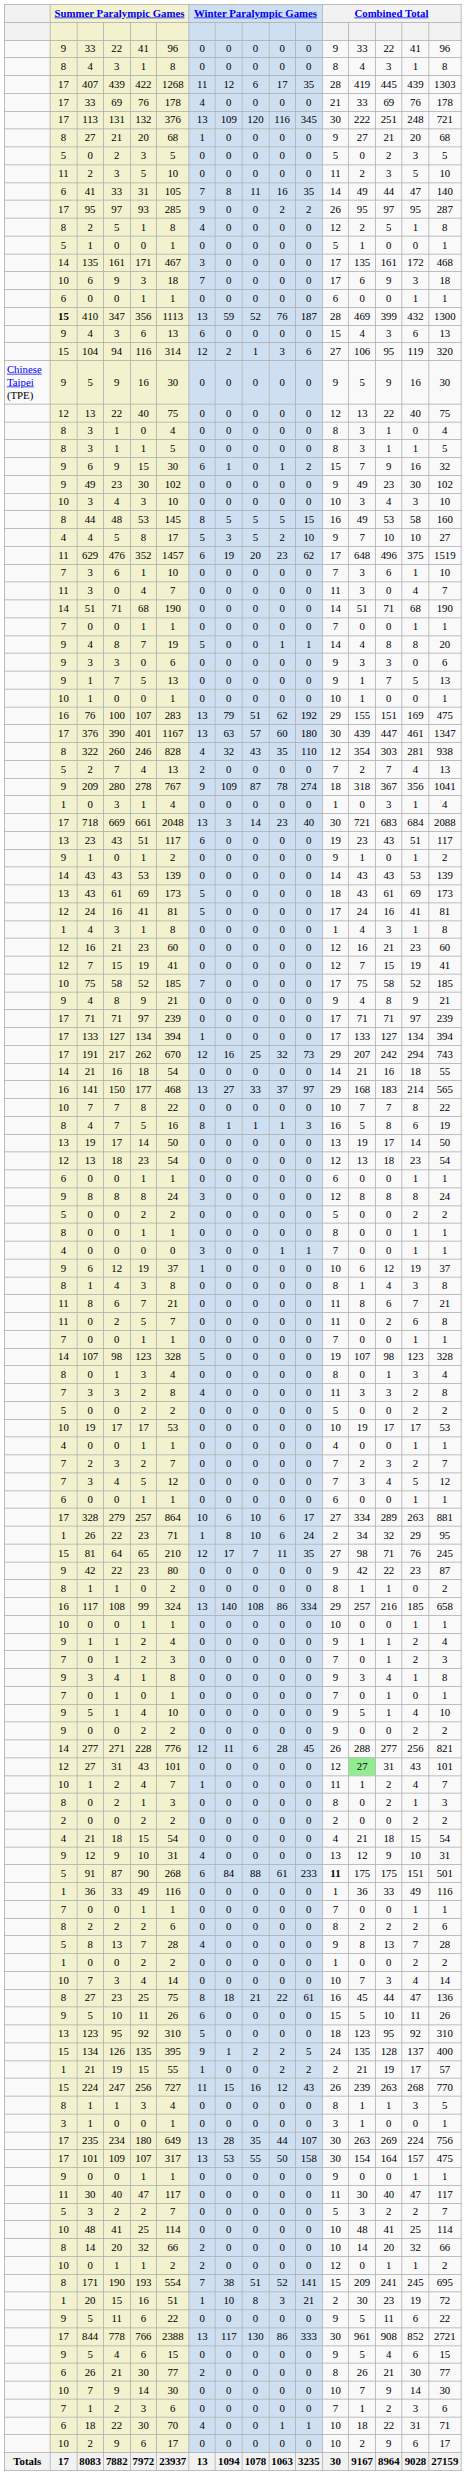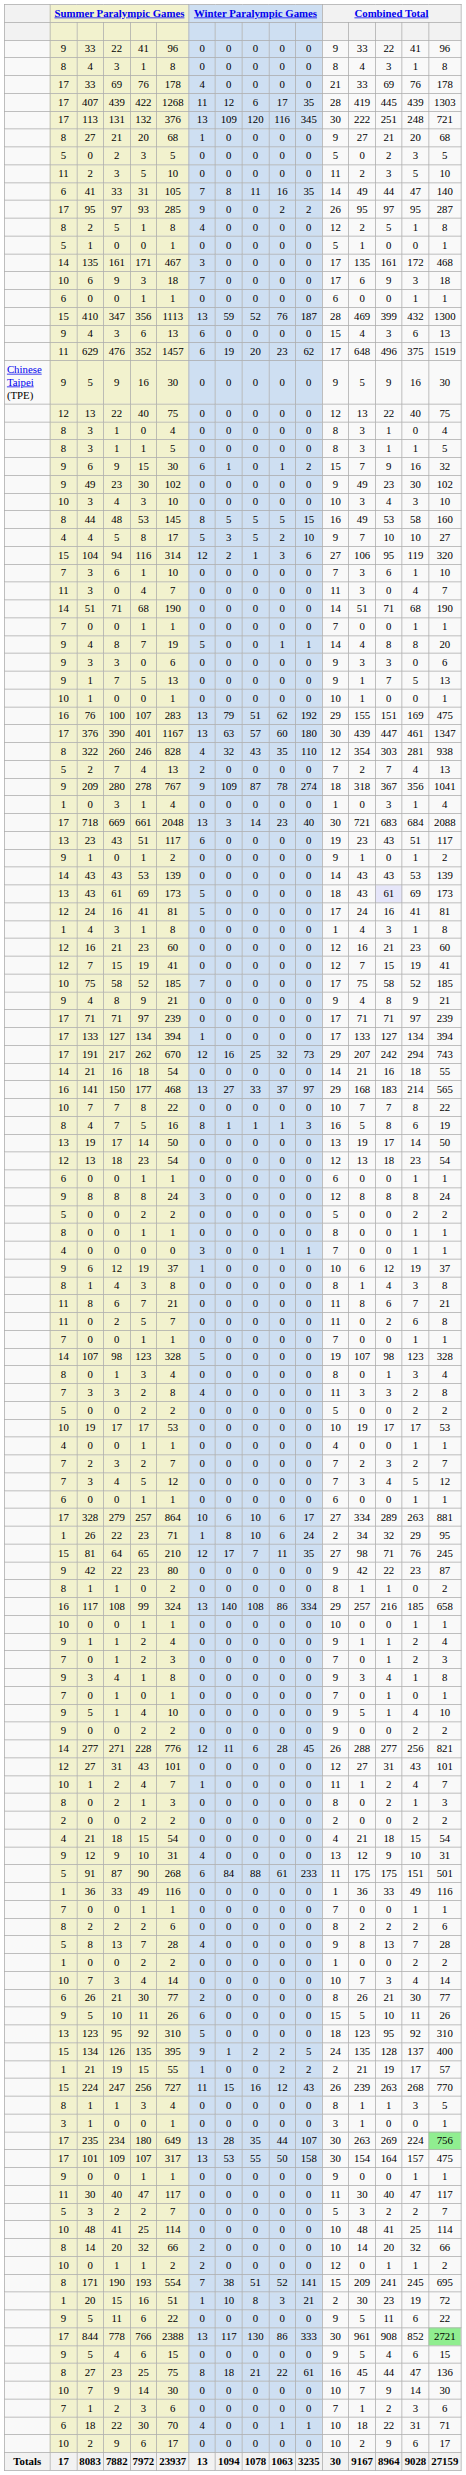rows swapped: (90, 102) <-> (90, 84)
(63, 316) bold -> (63, 316) normal
rows swapped: (90, 555) <-> (90, 351)
(389, 893) no background -> (389, 893) lavender background
(362, 1766) lightgreen background -> (362, 1766) no background
(335, 1873) bold -> (335, 1873) normal
rows swapped: (90, 1998) <-> (90, 2372)
(445, 2140) no background -> (445, 2140) lightgreen background
(445, 2336) no background -> (445, 2336) lightgreen background
